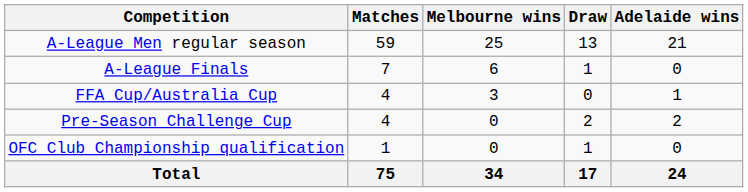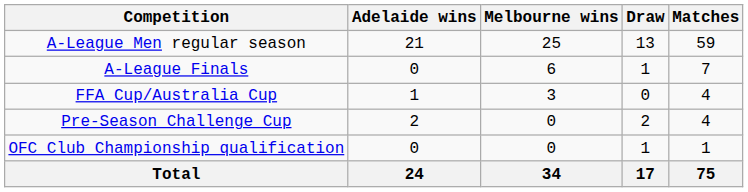columns swapped: (385, 18) <-> (677, 18)
